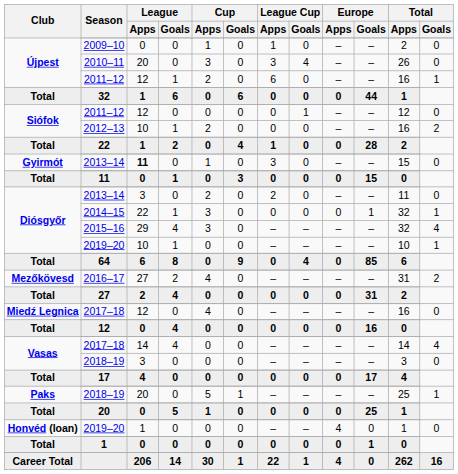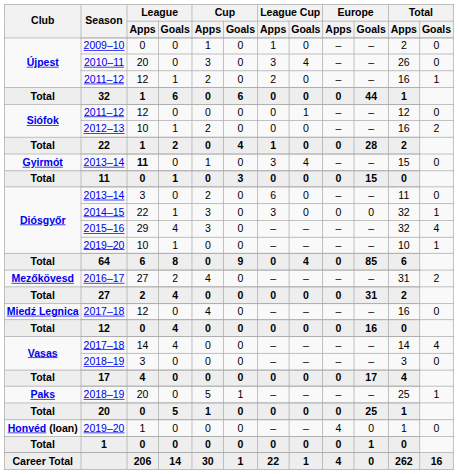(273, 79) 6 -> (273, 79) 2
(306, 163) 0 -> (306, 163) 4
(273, 196) 2 -> (273, 196) 6
(273, 212) 0 -> (273, 212) 3
(371, 212) 1 -> (371, 212) 0
